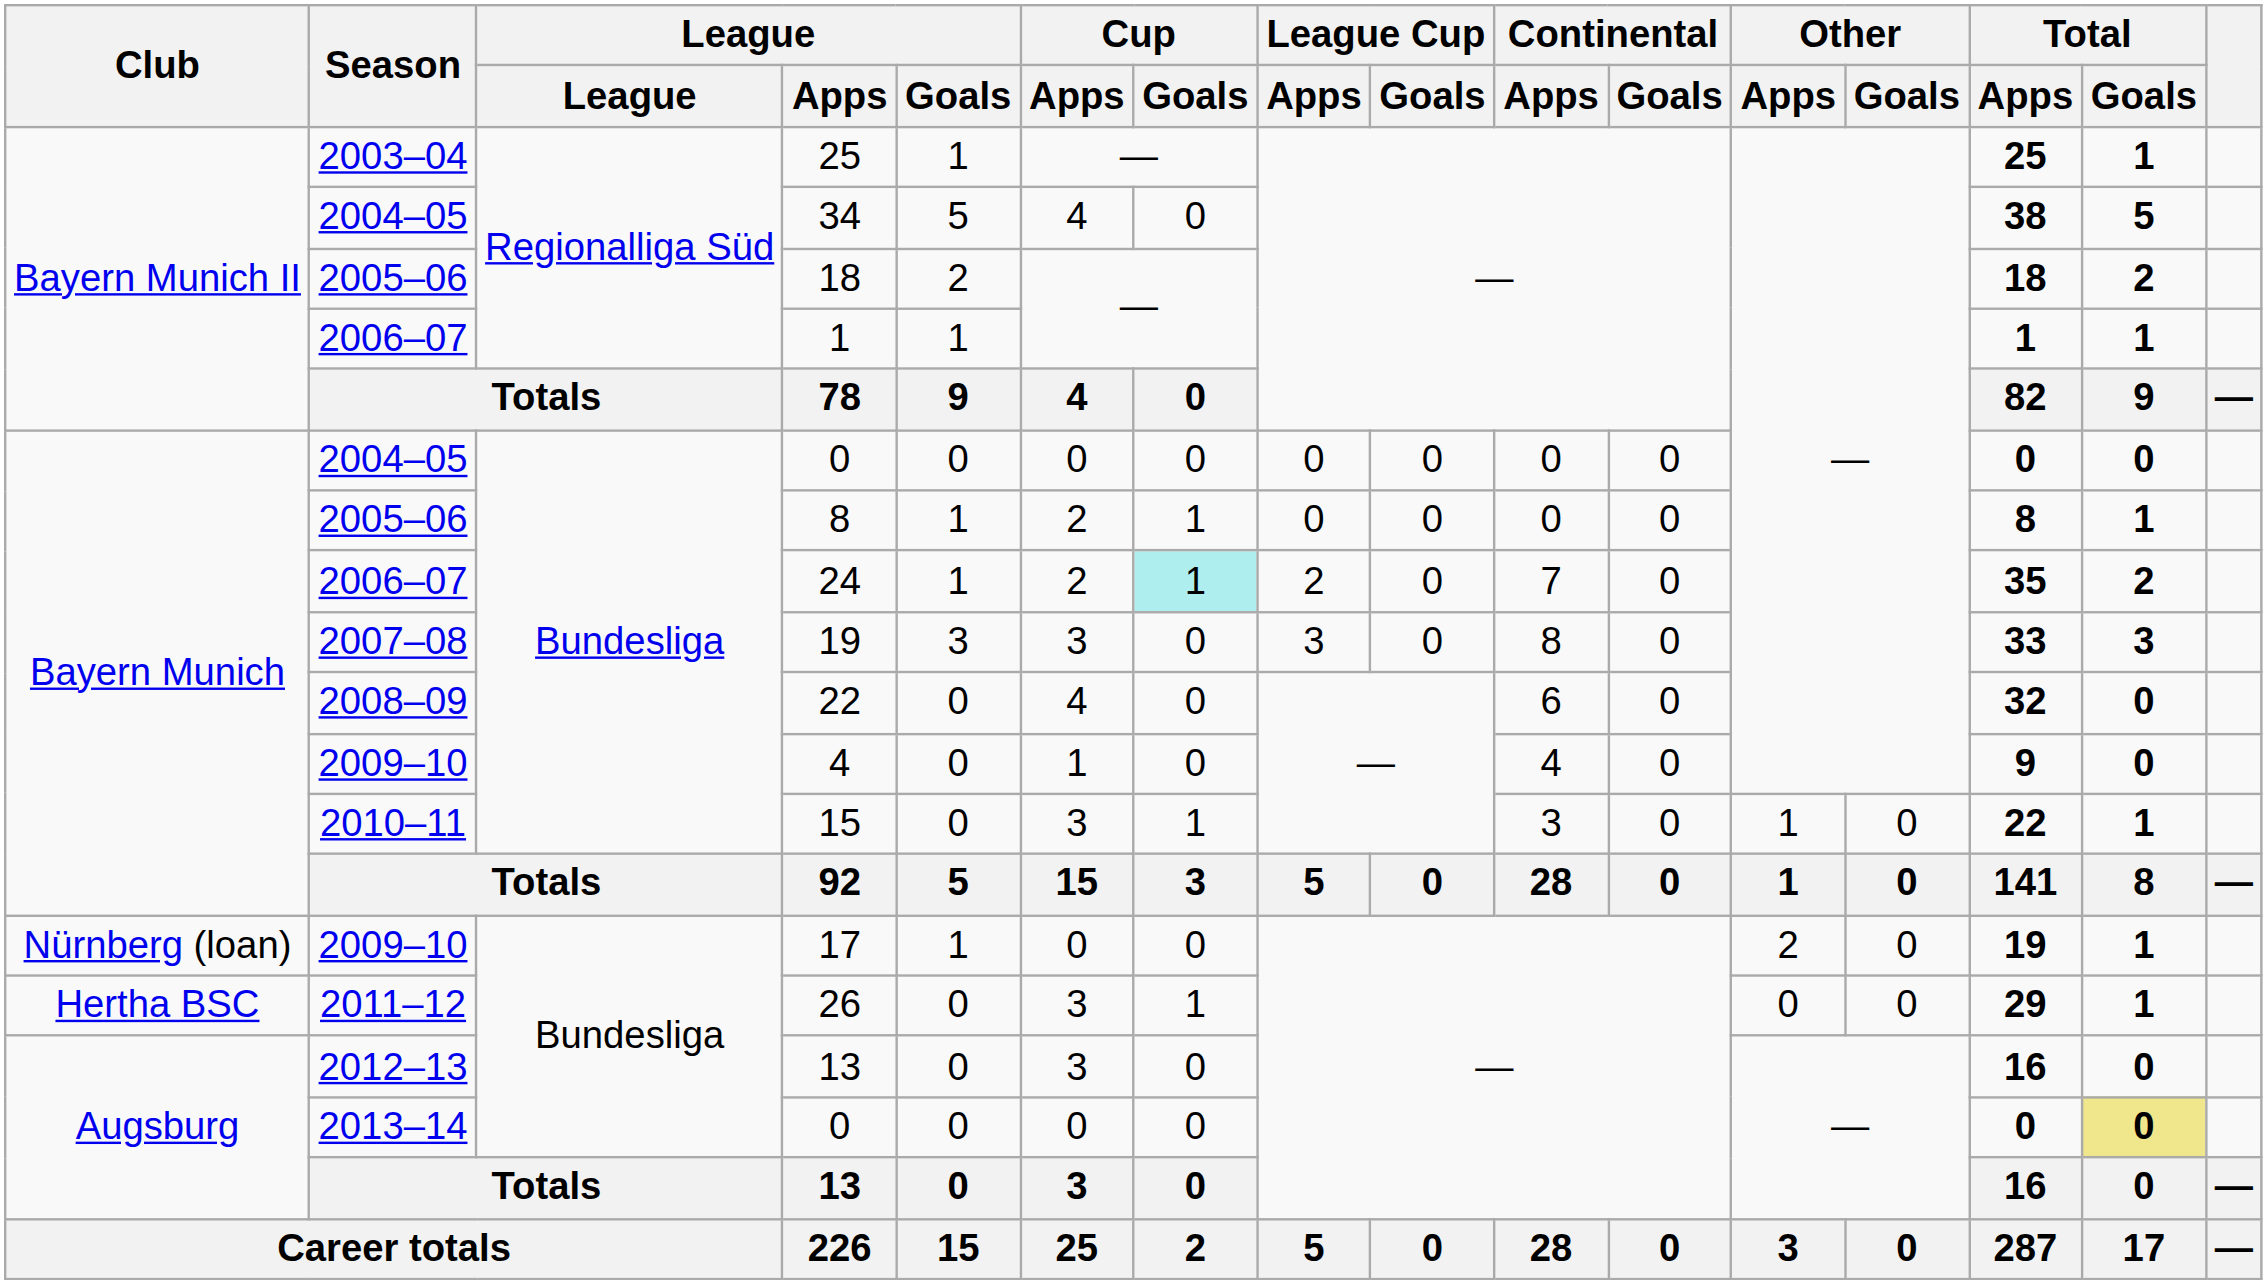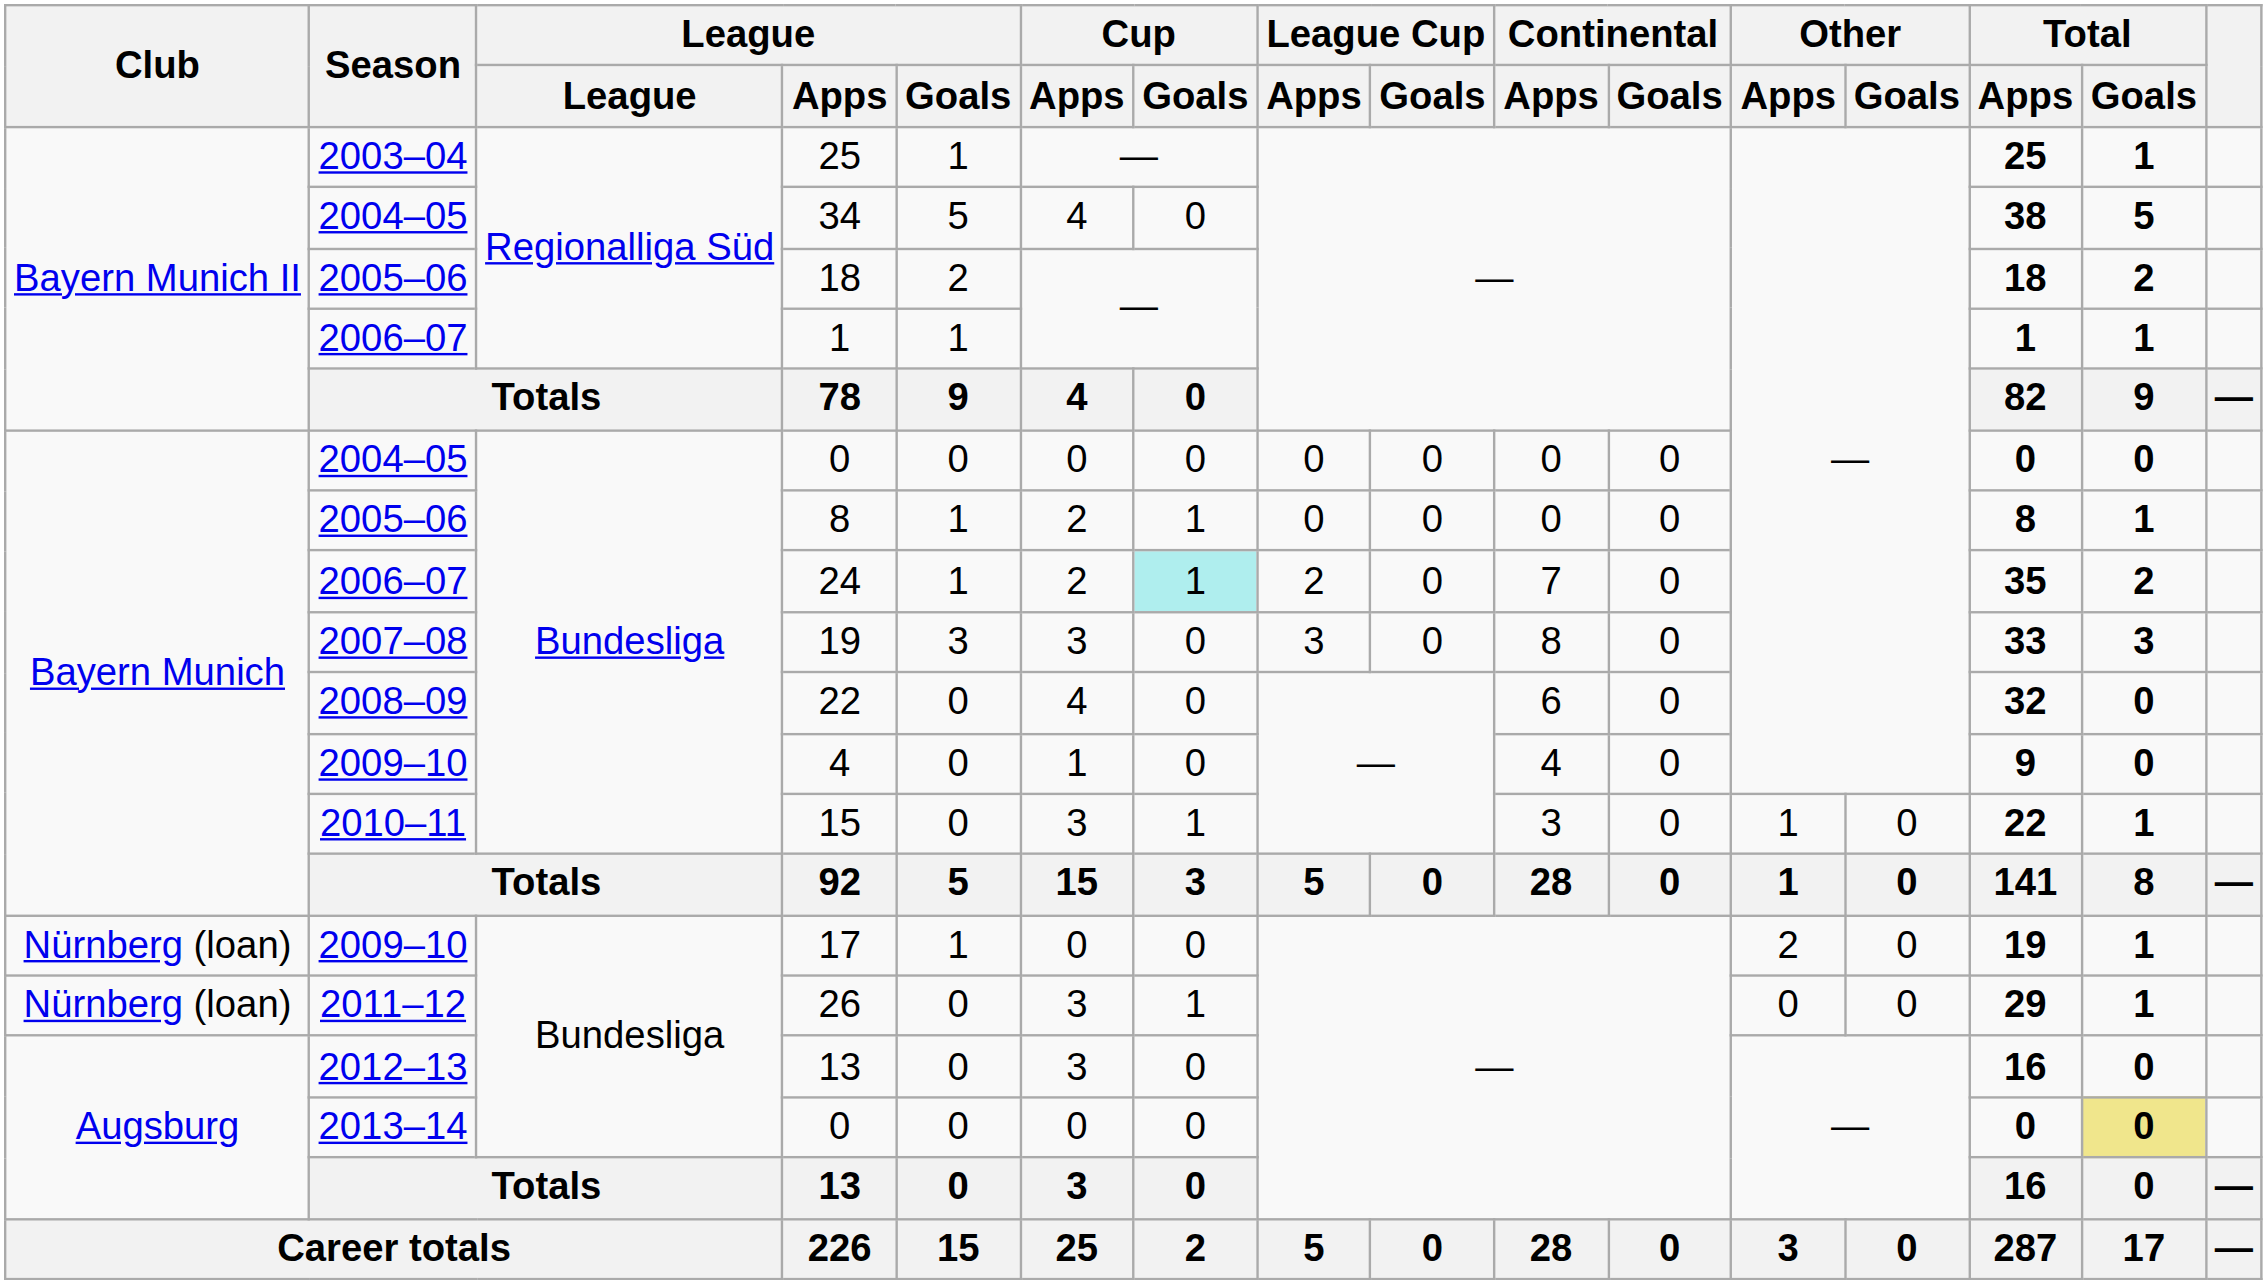(157, 1005) Hertha BSC -> (157, 1005) Nürnberg (loan)
